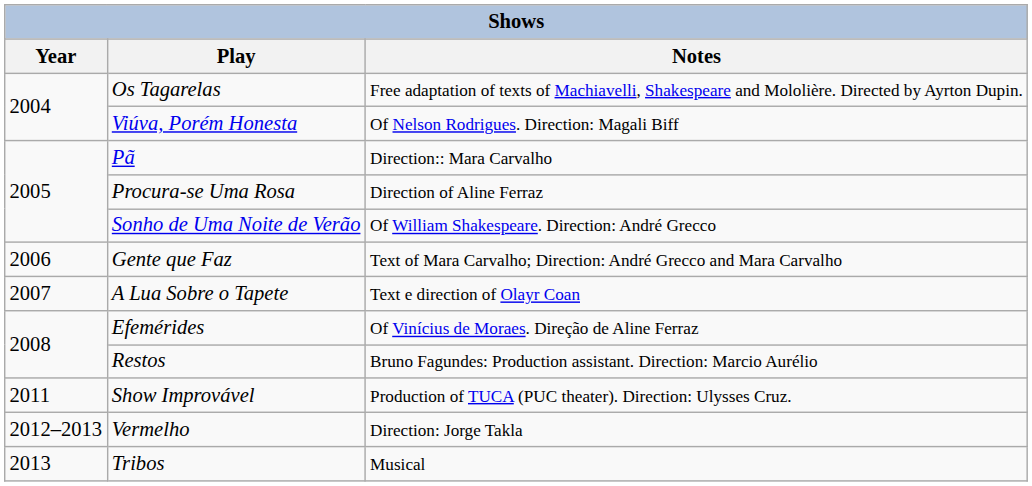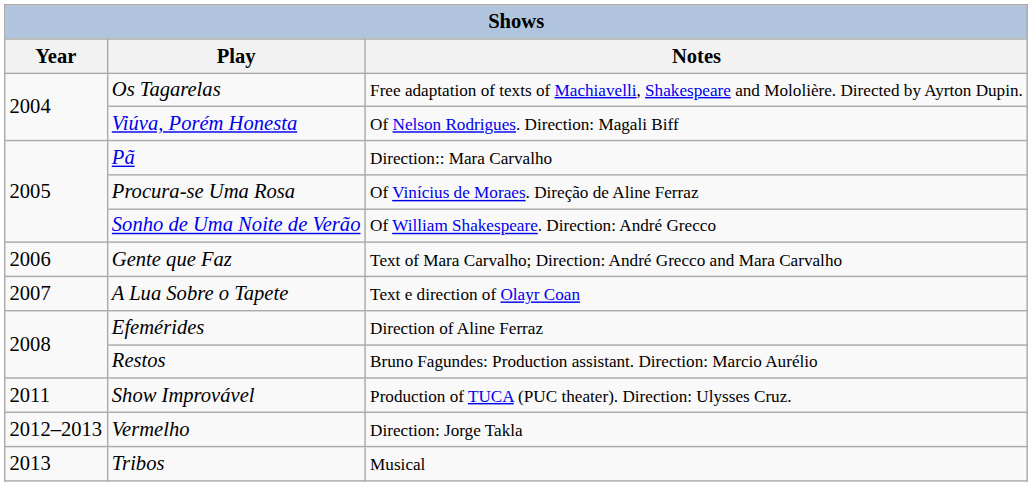(457, 193) Direction of Aline Ferraz -> (534, 193) Of Vinícius de Moraes. Direção de Aline Ferraz
(534, 328) Of Vinícius de Moraes. Direção de Aline Ferraz -> (457, 328) Direction of Aline Ferraz
